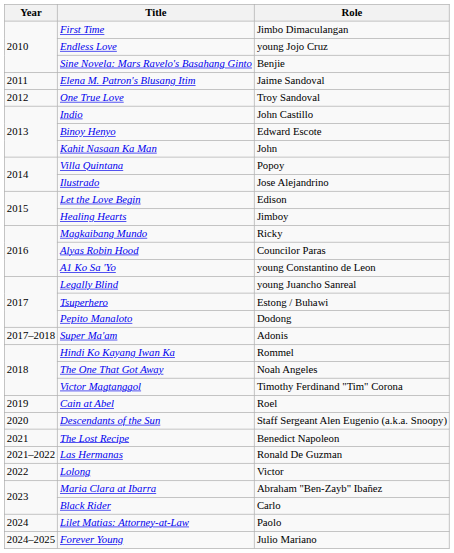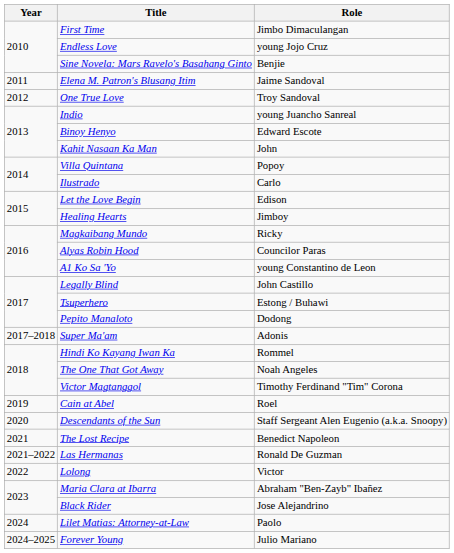(285, 115) John Castillo -> (307, 115) young Juancho Sanreal
(293, 183) Jose Alejandrino -> (269, 183) Carlo
(307, 285) young Juancho Sanreal -> (285, 285) John Castillo
(269, 506) Carlo -> (293, 506) Jose Alejandrino
